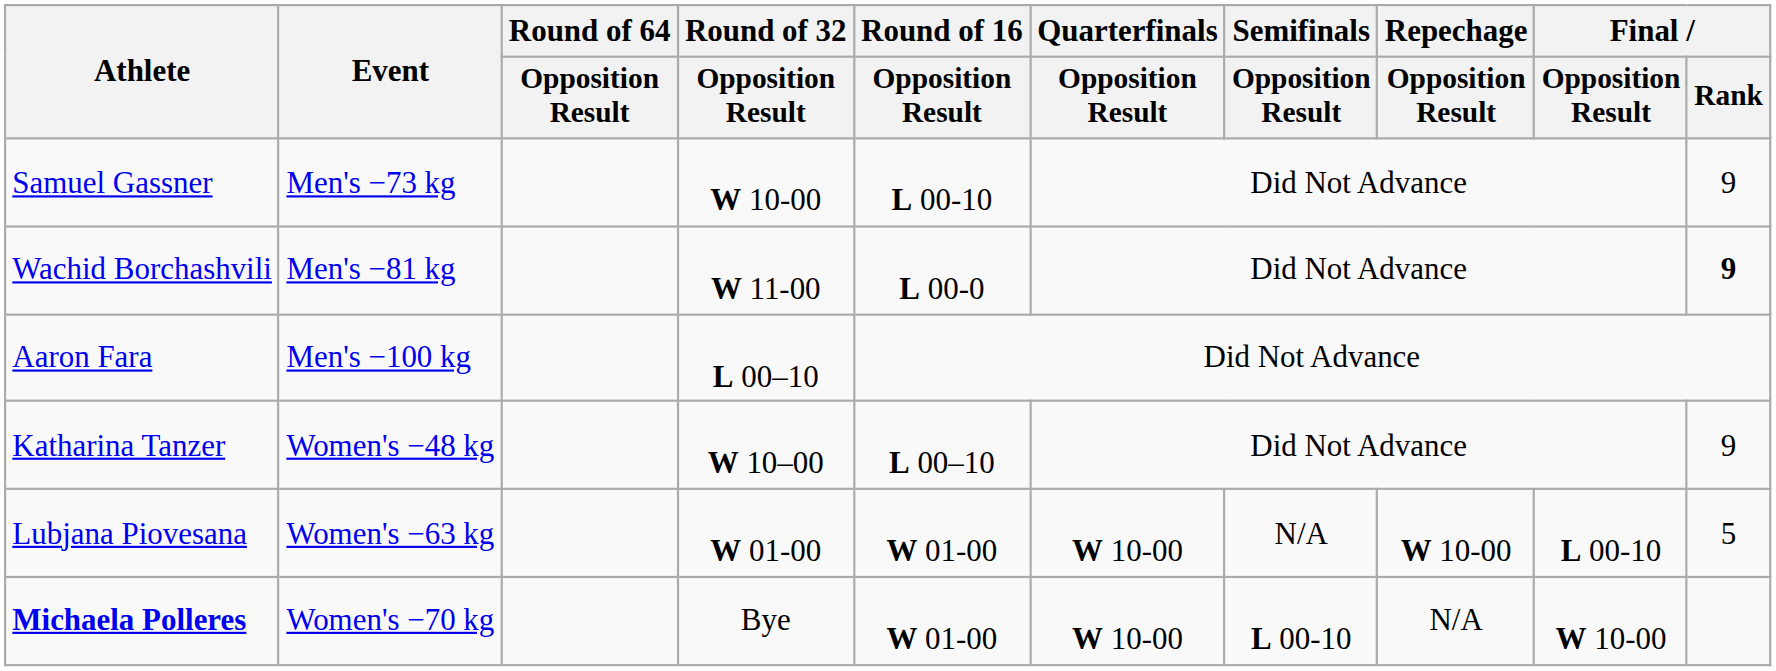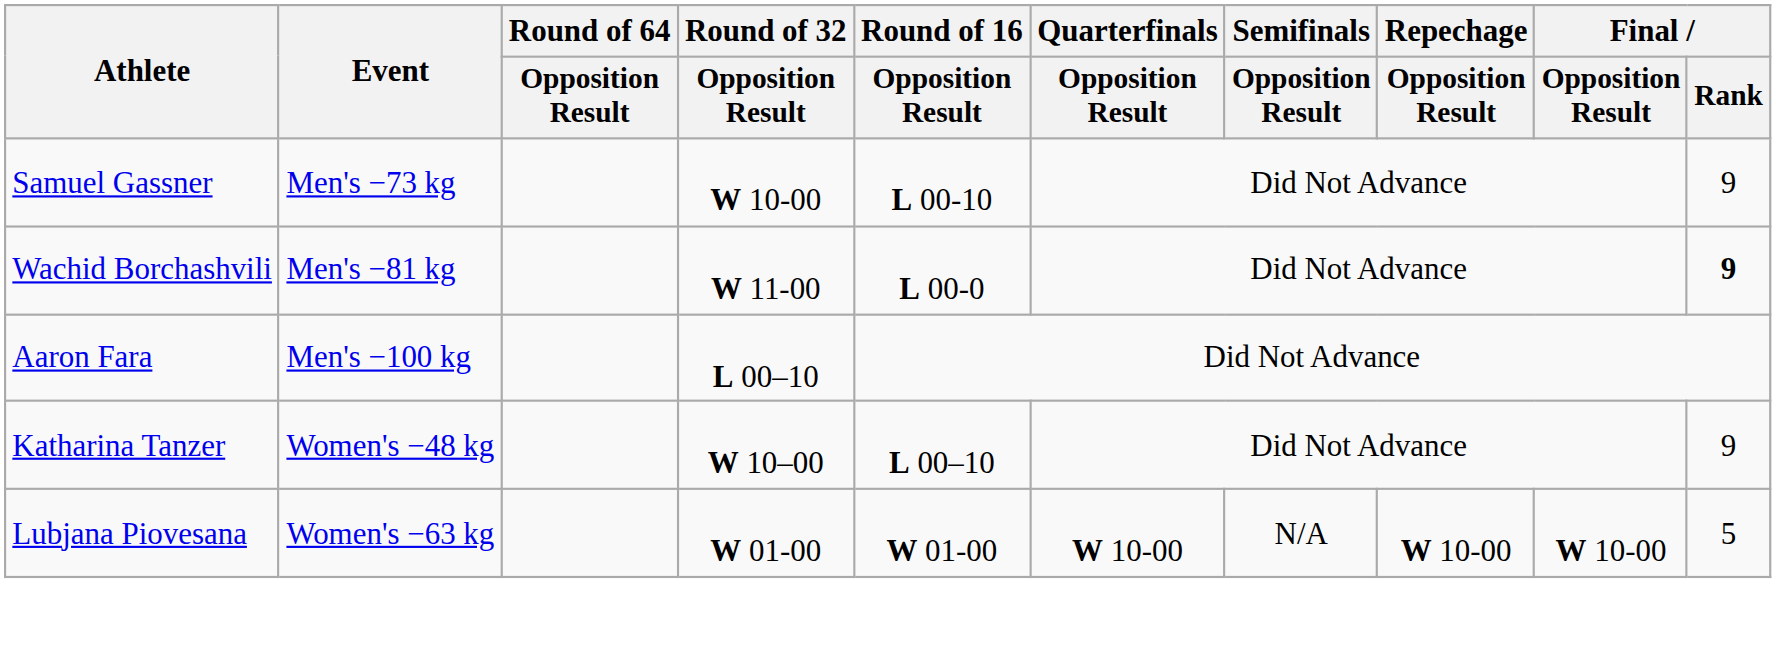(1611, 551) L 00-10 -> (1611, 551) W 10-00
- row: (129, 620)
